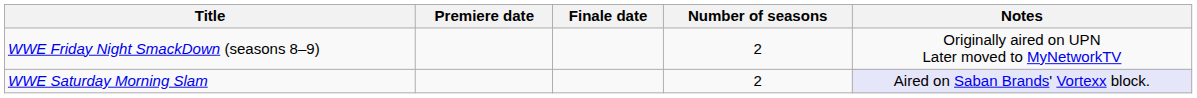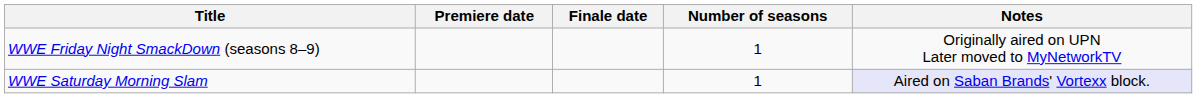(758, 48) 2 -> (758, 48) 1
(758, 81) 2 -> (758, 81) 1
